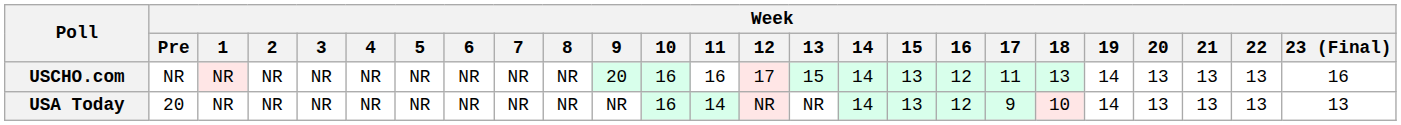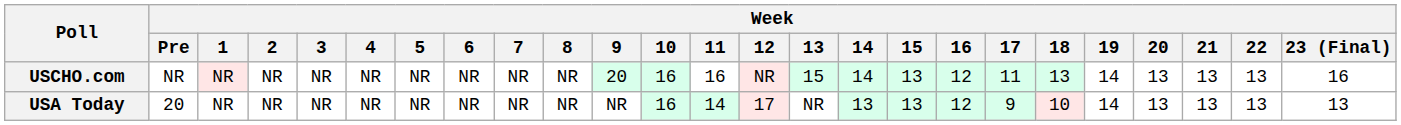(764, 77) 17 -> (764, 77) NR
(764, 106) NR -> (764, 106) 17
(863, 106) 14 -> (863, 106) 13
